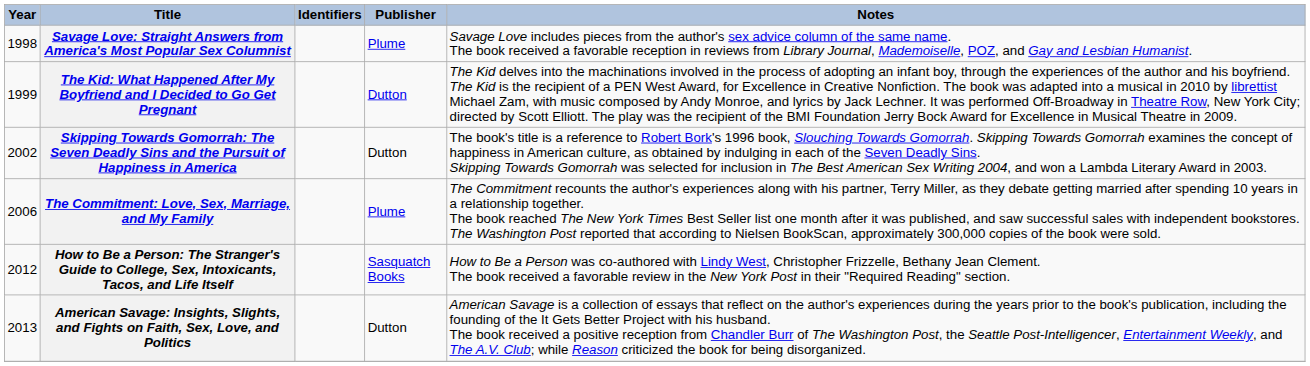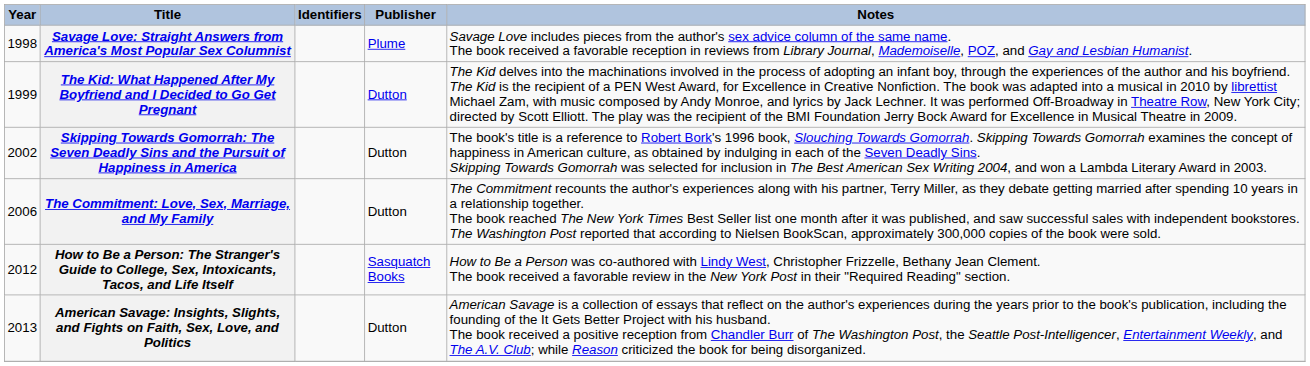(386, 211) Plume -> (387, 211) Dutton
